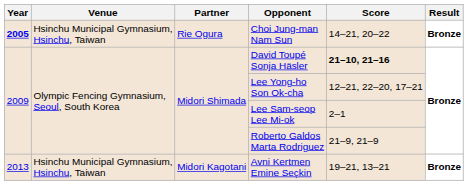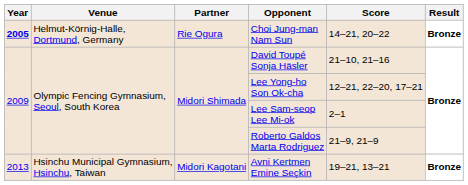(103, 34) Hsinchu Municipal Gymnasium, Hsinchu, Taiwan -> (80, 34) Helmut-Körnig-Halle, Dortmund, Germany
(359, 61) bold -> (359, 61) normal
